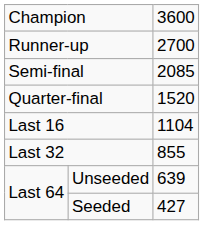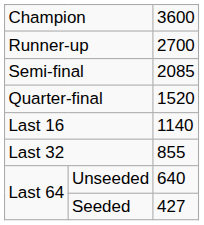(175, 125) 1104 -> (175, 125) 1140
(171, 179) 639 -> (171, 179) 640
